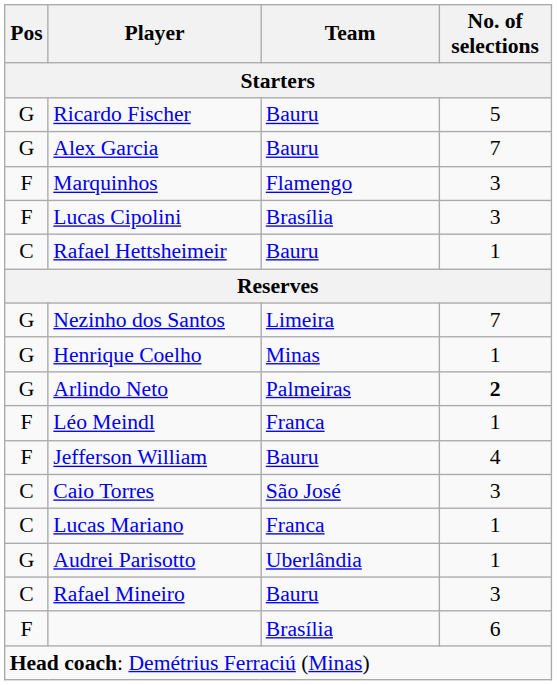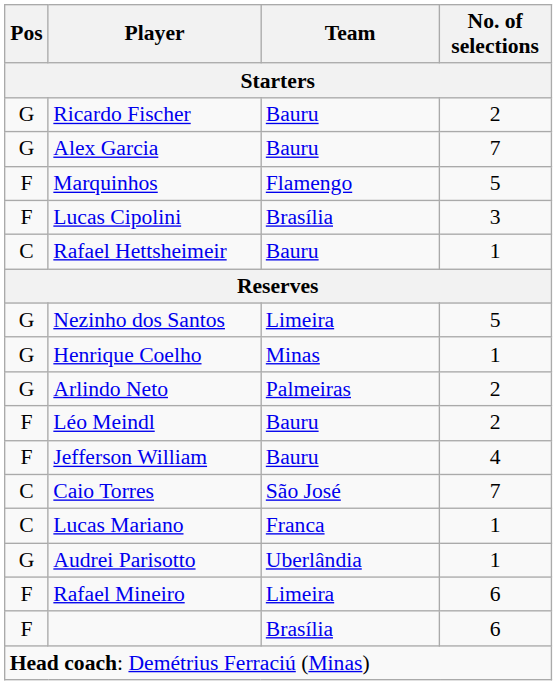(495, 114) 5 -> (495, 114) 2
(495, 182) 3 -> (495, 182) 5
(495, 319) 7 -> (495, 319) 5
(495, 388) bold -> (495, 388) normal
(295, 422) Franca -> (292, 422) Bauru
(495, 422) 1 -> (495, 422) 2
(495, 491) 3 -> (495, 491) 7
(27, 594) C -> (27, 594) F
(292, 594) Bauru -> (300, 594) Limeira
(495, 594) 3 -> (495, 594) 6
